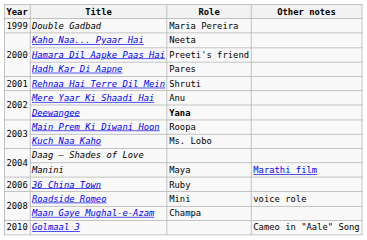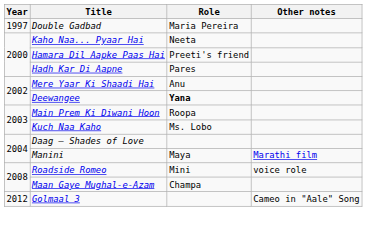(17, 26) 1999 -> (17, 26) 1997
- row: (98, 84)
- row: (67, 184)
(17, 228) 2010 -> (17, 199) 2012
